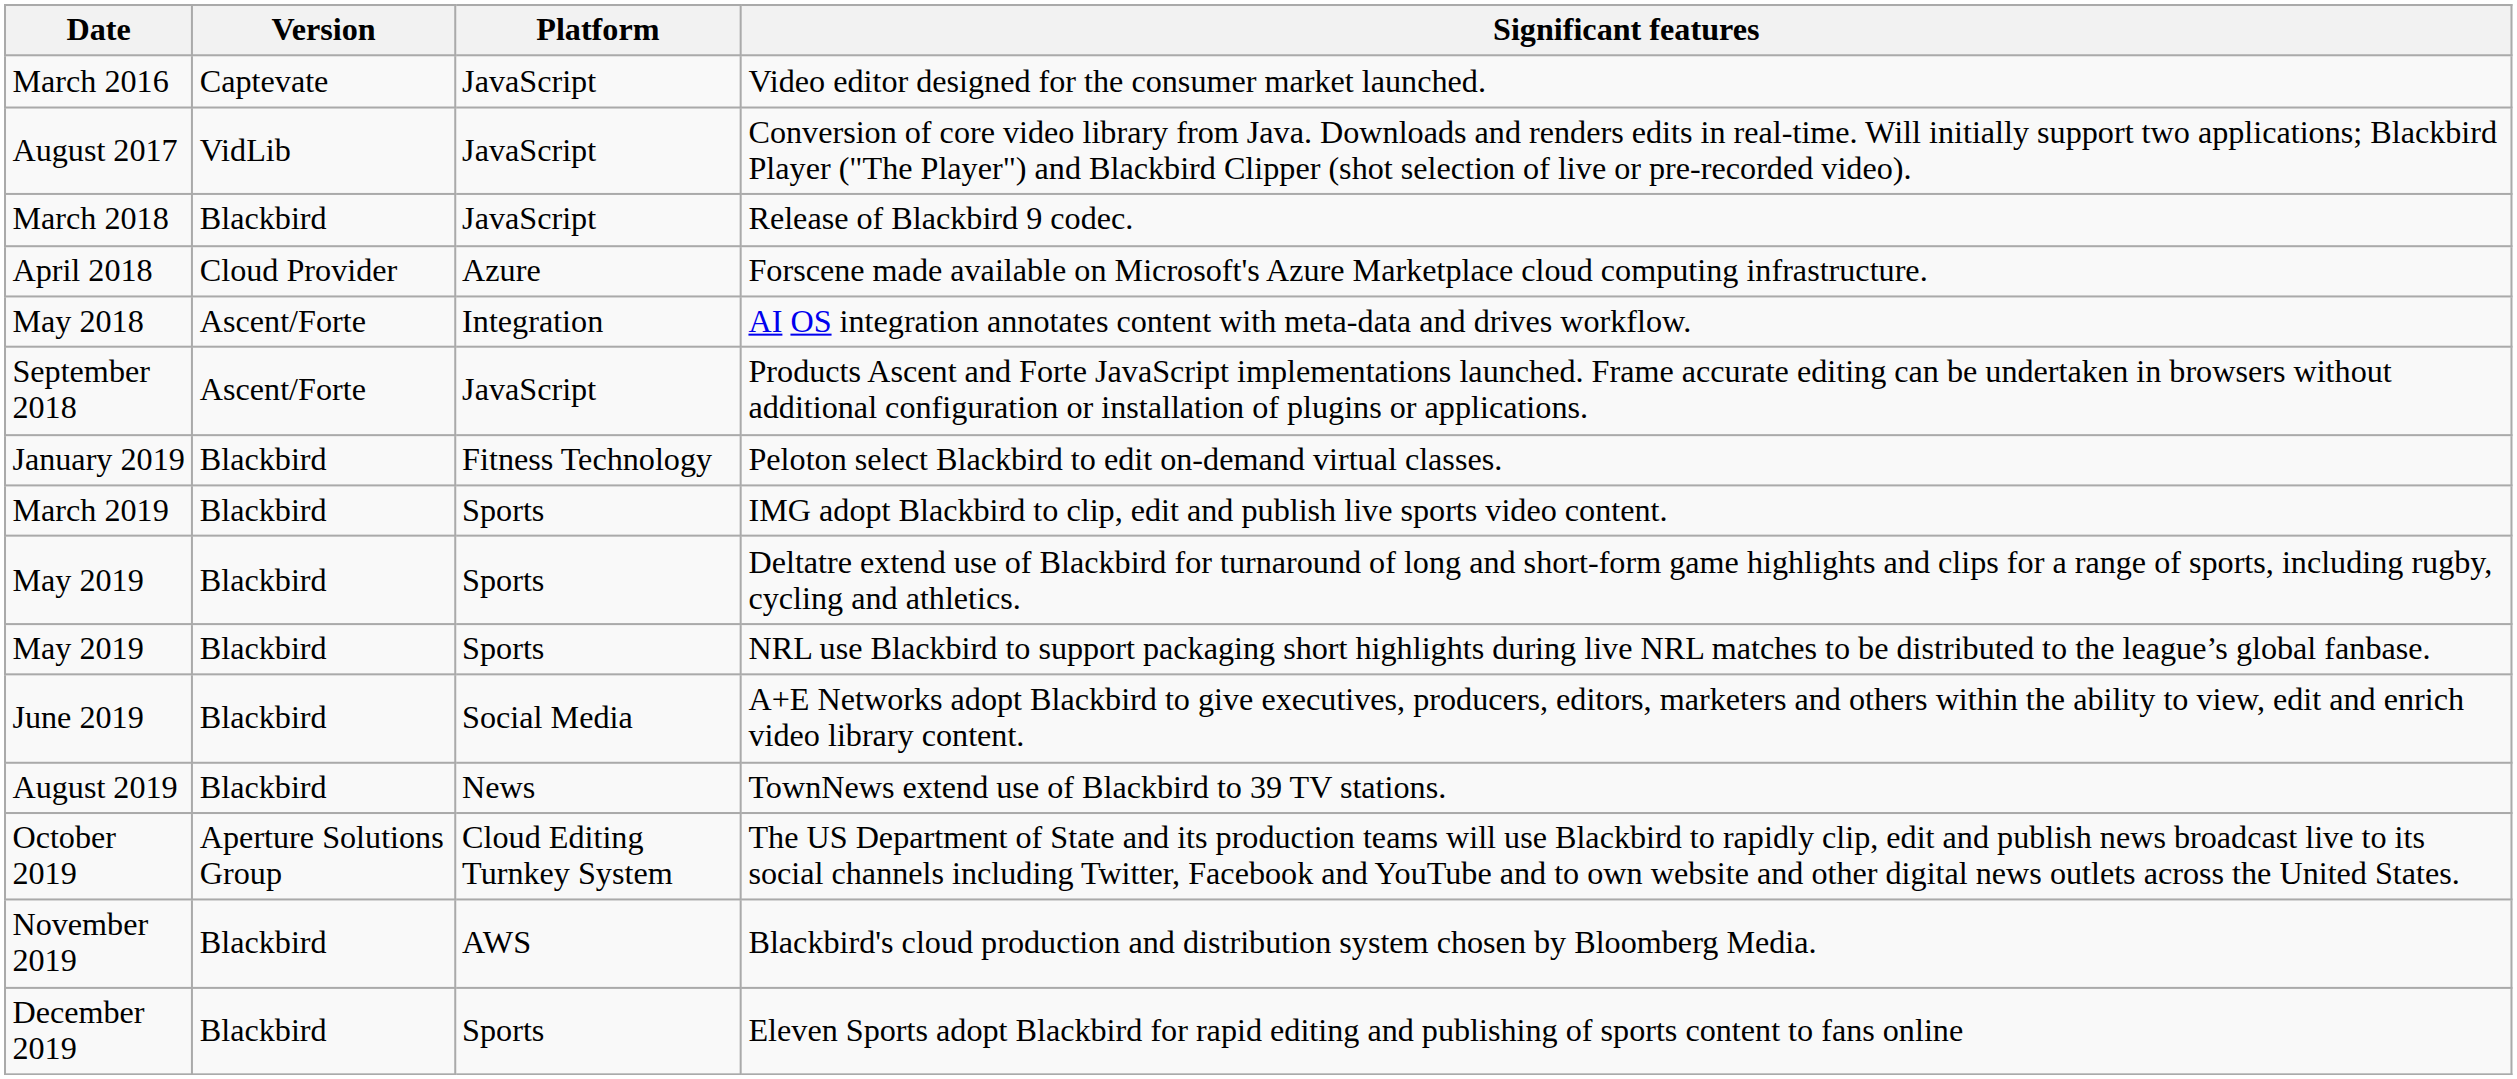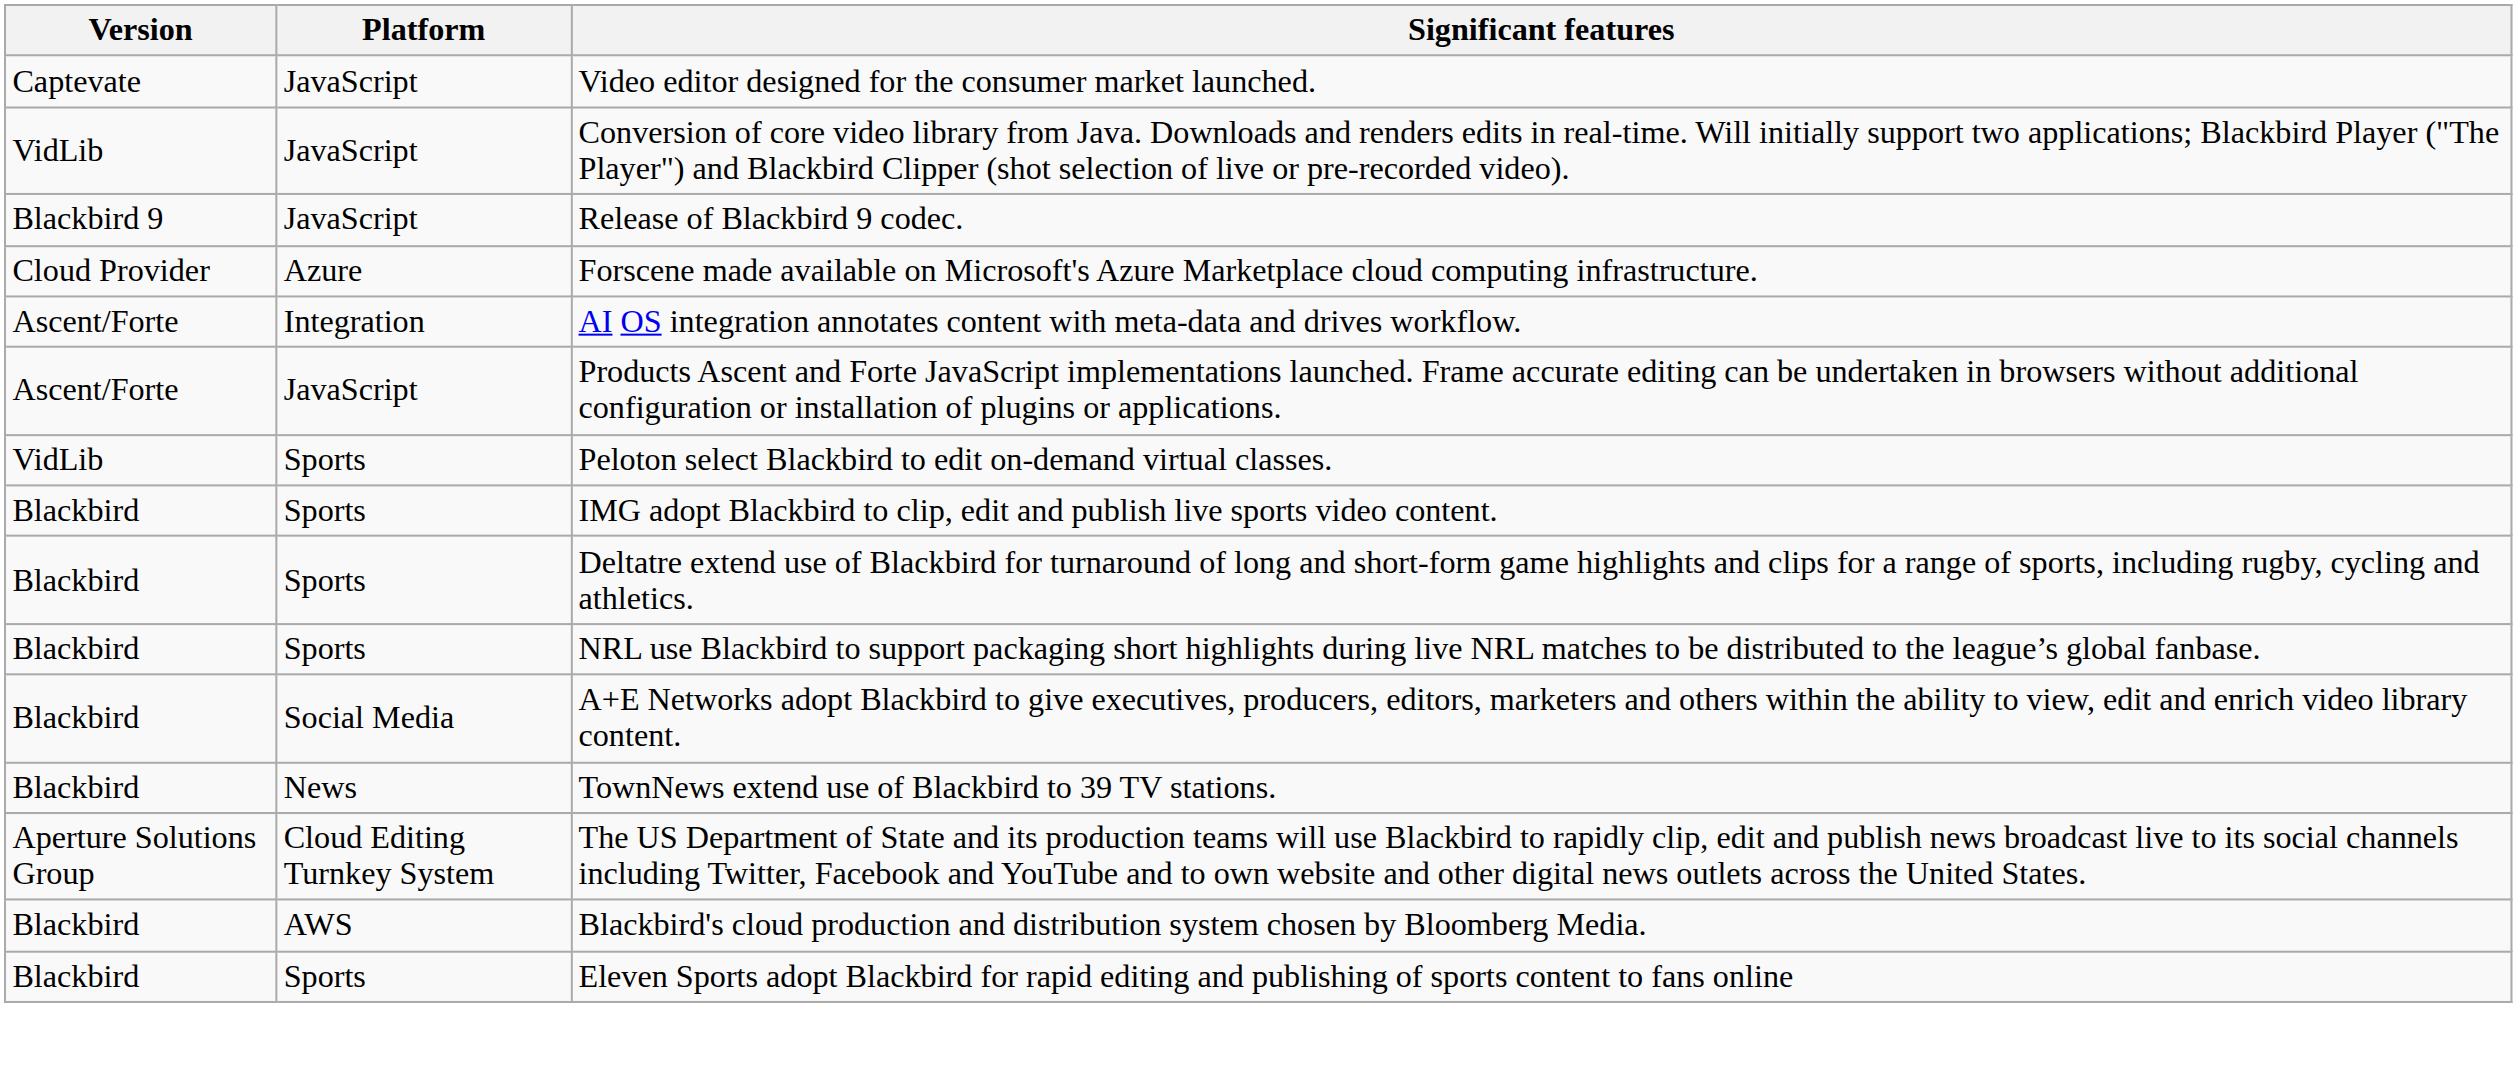- column: (99, 30)
(263, 219) Blackbird -> (88, 219) Blackbird 9
(263, 459) Blackbird -> (58, 459) VidLib
(587, 459) Fitness Technology -> (325, 459) Sports
